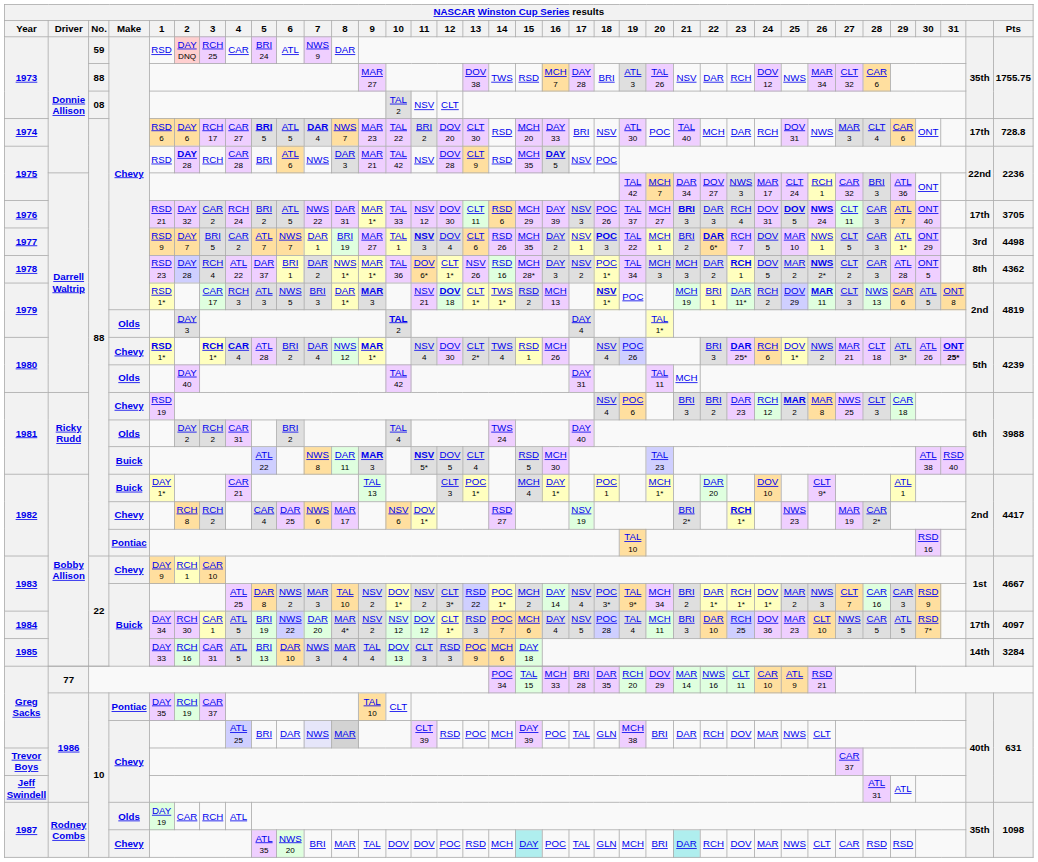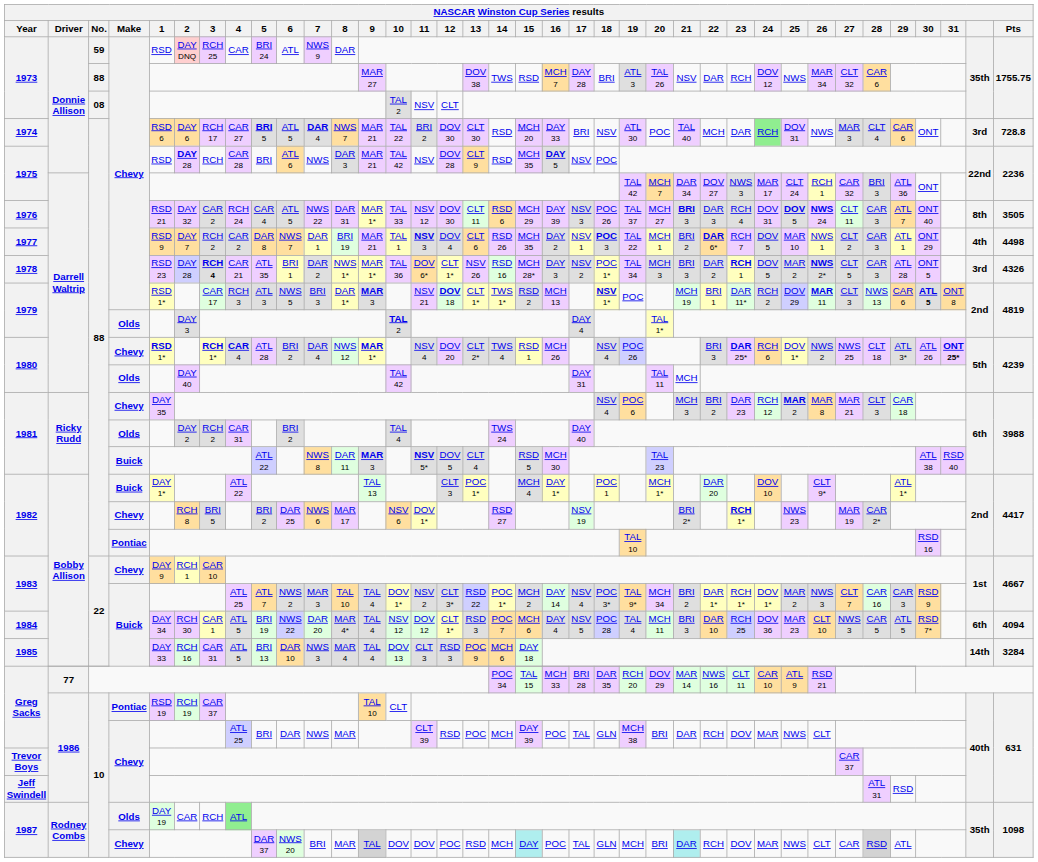(372, 132) MAR 23 -> (372, 132) MAR 21
(450, 132) DOV 20 -> (450, 132) DOV 30
(768, 132) no background -> (768, 132) lightgreen background
(980, 132) 17th -> (980, 132) 3rd
(264, 214) BRI 2 -> (264, 214) CAR 4
(980, 214) 17th -> (980, 214) 8th
(1013, 214) 3705 -> (1013, 214) 3505
(213, 241) BRI 5 -> (213, 241) RCH 2
(264, 241) ATL 7 -> (264, 241) DAR 8
(372, 241) MAR 27 -> (372, 241) MAR 21
(849, 241) CLT 5 -> (849, 241) CLT 2
(903, 241) ATL 1* -> (903, 241) ATL 1
(980, 242) 3rd -> (980, 242) 4th
(213, 269) normal -> (213, 269) bold
(239, 269) ATL 22 -> (239, 269) CAR 21
(264, 269) DAR 37 -> (264, 269) ATL 35
(687, 269) MCH 3 -> (687, 269) BRI 3
(849, 269) CLT 2 -> (849, 269) CLT 5
(980, 269) 8th -> (980, 269) 3rd
(1013, 269) 4362 -> (1013, 269) 4326
(928, 296) normal -> (928, 296) bold
(450, 351) DOV 30 -> (450, 351) DOV 20
(849, 351) MAR 21 -> (849, 351) NWS 25
(162, 405) RSD 19 -> (162, 405) DAY 35
(687, 405) BRI 3 -> (687, 405) MCH 3
(849, 405) NWS 25 -> (849, 405) MAR 21
(239, 488) CAR 21 -> (239, 488) ATL 22
(903, 488) ATL 1 -> (903, 488) ATL 1*
(213, 515) RCH 2 -> (213, 515) BRI 5
(264, 515) CAR 4 -> (264, 515) BRI 2
(264, 597) DAR 8 -> (264, 597) ATL 7
(372, 597) NSV 2 -> (372, 597) TAL 4
(372, 624) NSV 2 -> (372, 624) TAL 4
(980, 625) 17th -> (980, 625) 6th
(1013, 625) 4097 -> (1013, 625) 4094
(162, 706) DAY 35 -> (162, 706) RSD 19
(318, 734) lavender background -> (318, 734) no background
(345, 734) lightgrey background -> (345, 734) no background
(903, 789) ATL -> (903, 789) RSD
(239, 816) no background -> (239, 816) lightgreen background
(264, 843) ATL 35 -> (264, 843) DAR 37
(372, 844) no background -> (372, 844) lightgrey background
(877, 844) no background -> (877, 844) lightgrey background
(903, 844) RSD -> (903, 844) ATL
